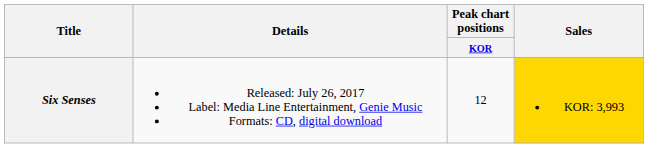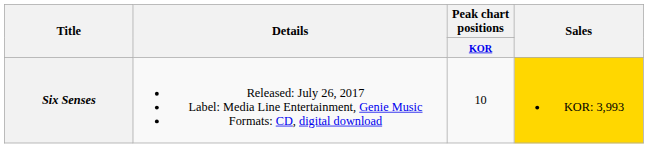(481, 100) 12 -> (481, 100) 10
